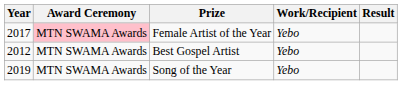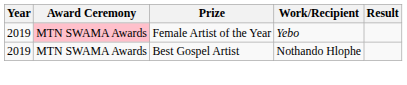(19, 32) 2017 -> (19, 32) 2019
(19, 51) 2012 -> (19, 51) 2019
(288, 51) Yebo -> (319, 51) Nothando Hlophe
- row: (192, 70)
